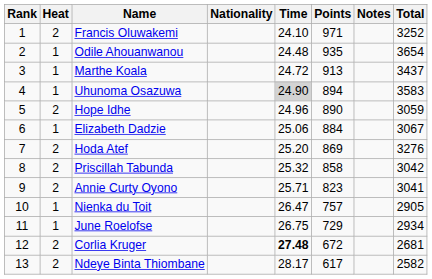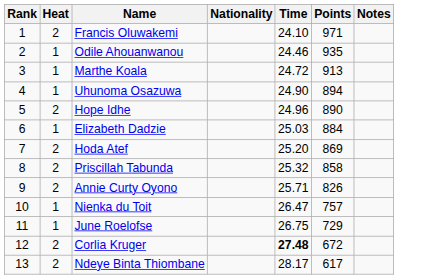- column: (410, 14)
(293, 52) 24.48 -> (293, 52) 24.46
(293, 91) lightgrey background -> (293, 91) no background
(293, 129) 25.06 -> (293, 129) 25.03
(333, 187) 823 -> (333, 187) 826
